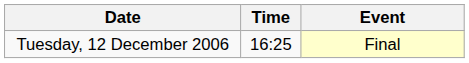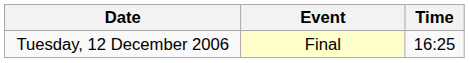columns swapped: (271, 17) <-> (382, 17)
